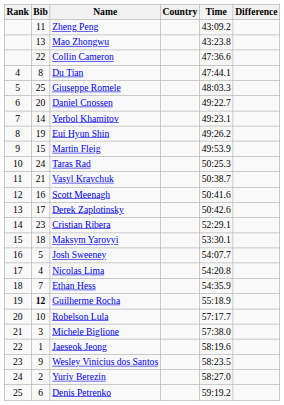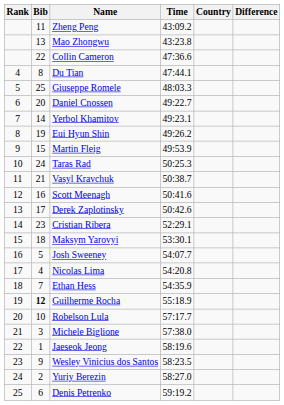columns swapped: (180, 12) <-> (216, 12)
